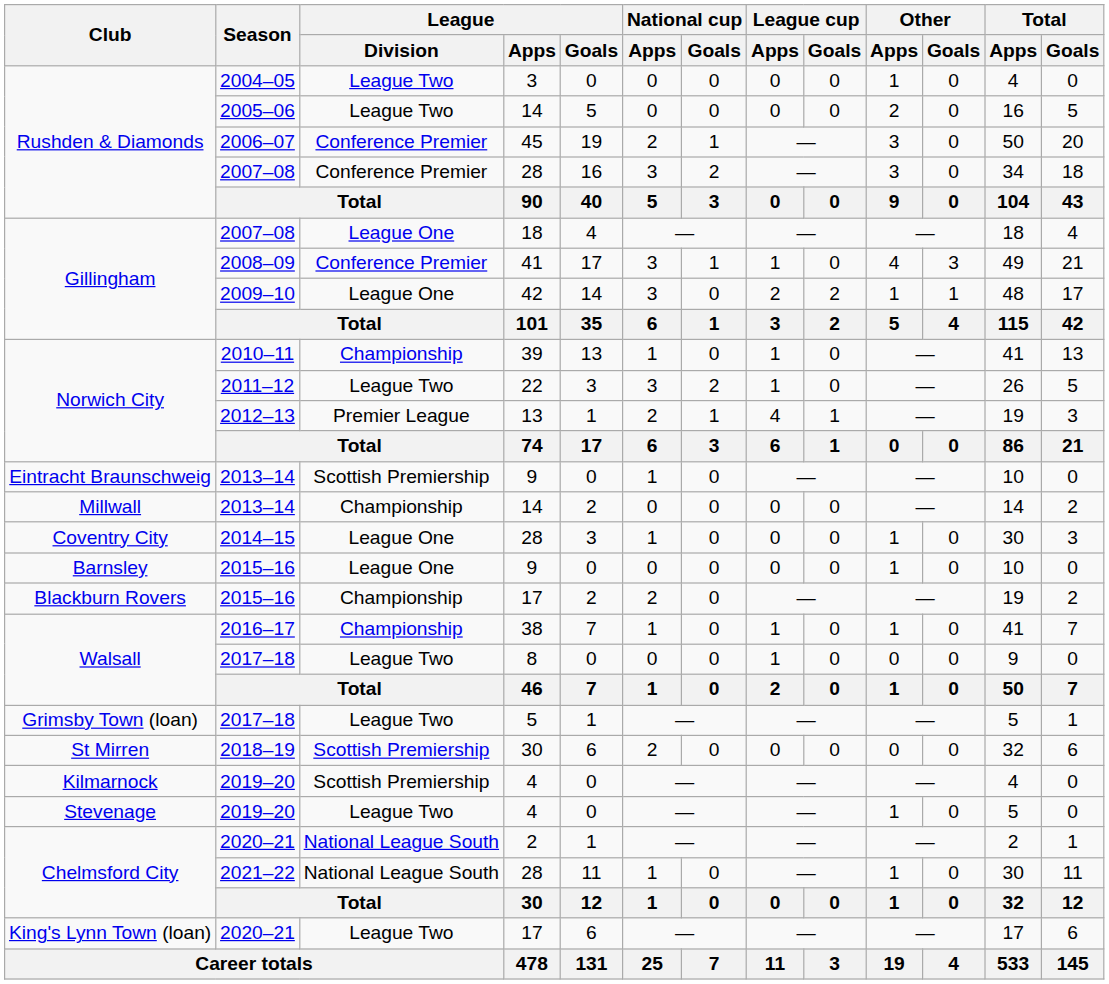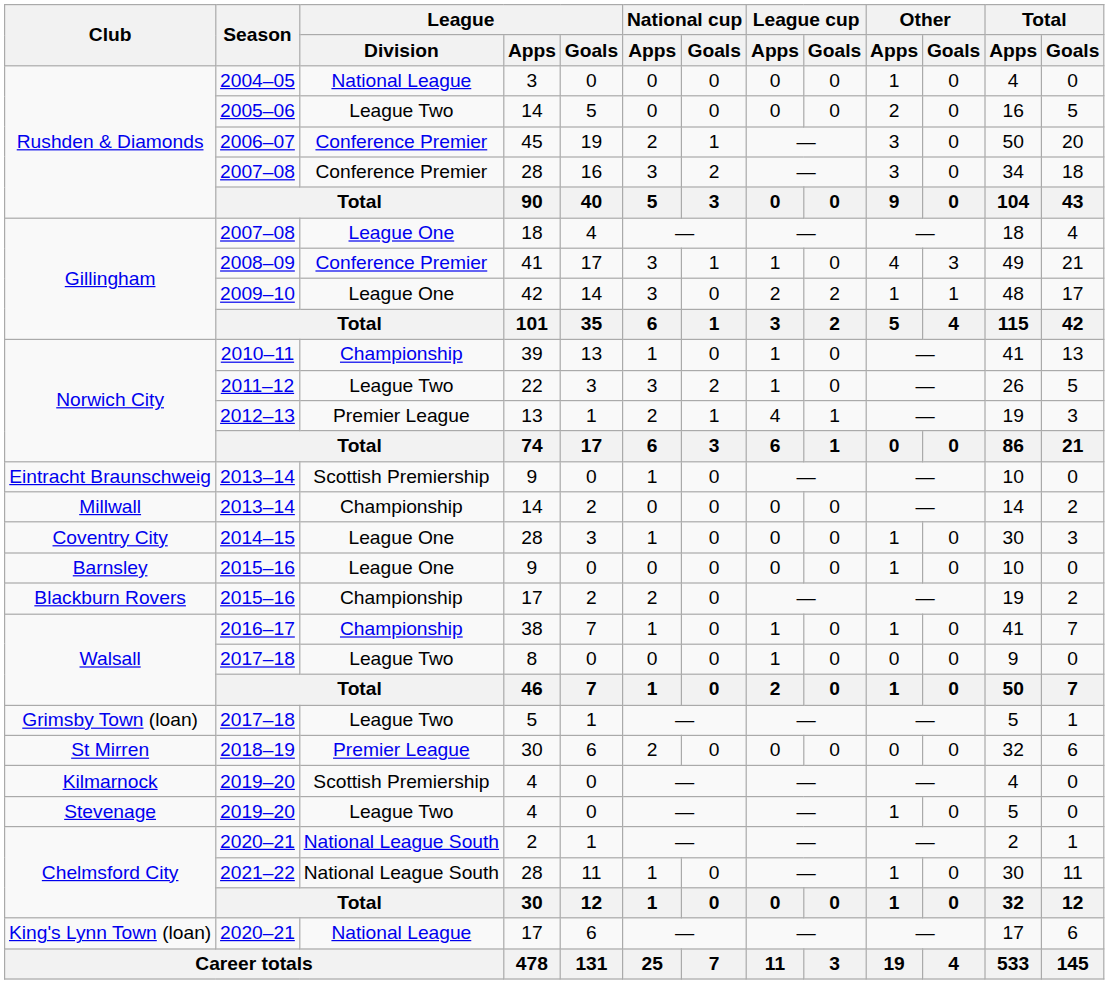(401, 80) League Two -> (401, 80) National League
(401, 750) Scottish Premiership -> (401, 750) Premier League
(401, 933) League Two -> (401, 933) National League
